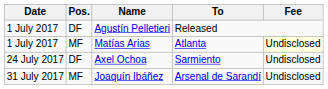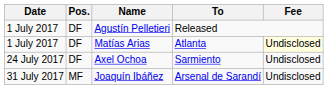(76, 44) MF -> (75, 44) DF
